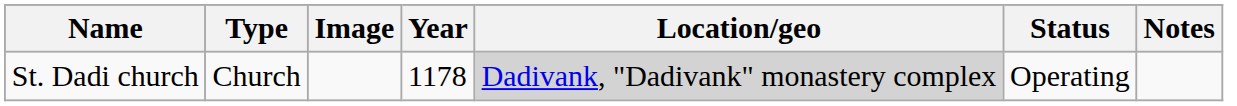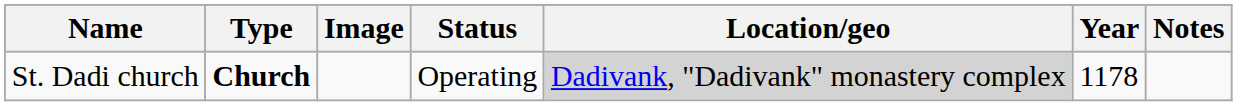columns swapped: (438, 28) <-> (1070, 28)
(257, 75) normal -> (261, 75) bold
